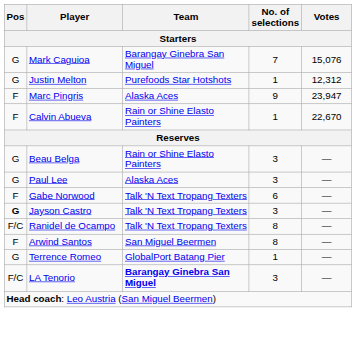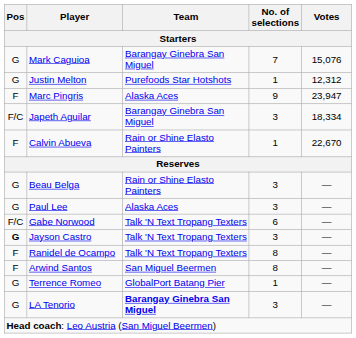+ row: (60, 117)
(16, 195) F -> (16, 221) F/C
(16, 226) F/C -> (16, 252) F
(16, 278) F/C -> (15, 304) G
